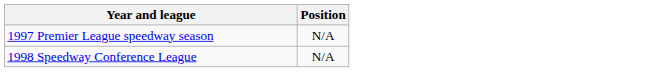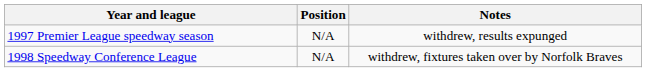+ column: (495, 14)
